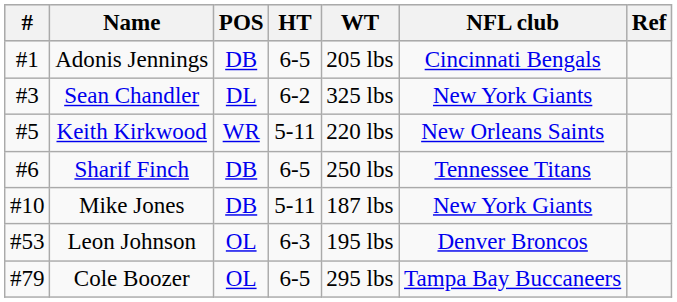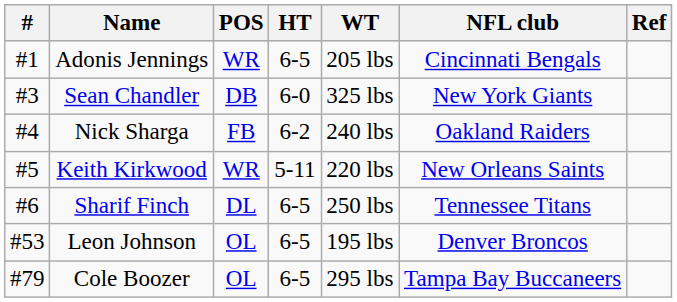(241, 59) DB -> (241, 59) WR
(241, 95) DL -> (241, 95) DB
(295, 95) 6-2 -> (295, 95) 6-0
+ row: (132, 132)
(241, 168) DB -> (241, 205) DL
- row: (132, 205)
(295, 242) 6-3 -> (295, 242) 6-5
